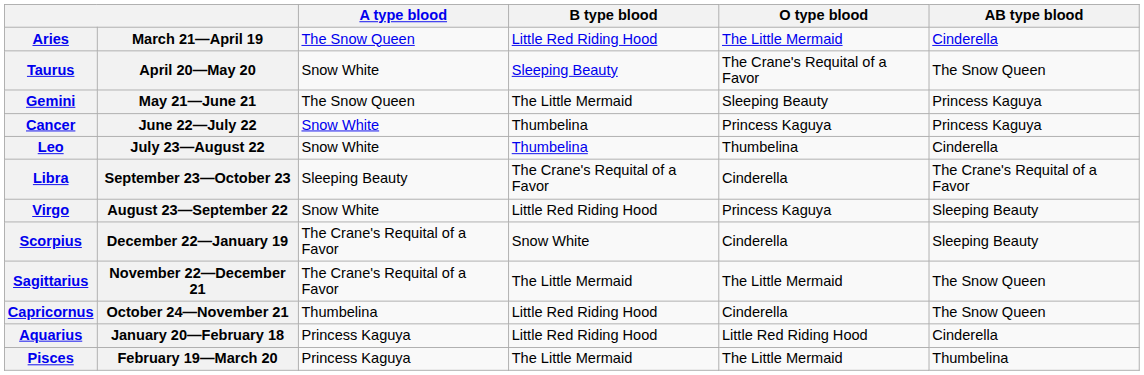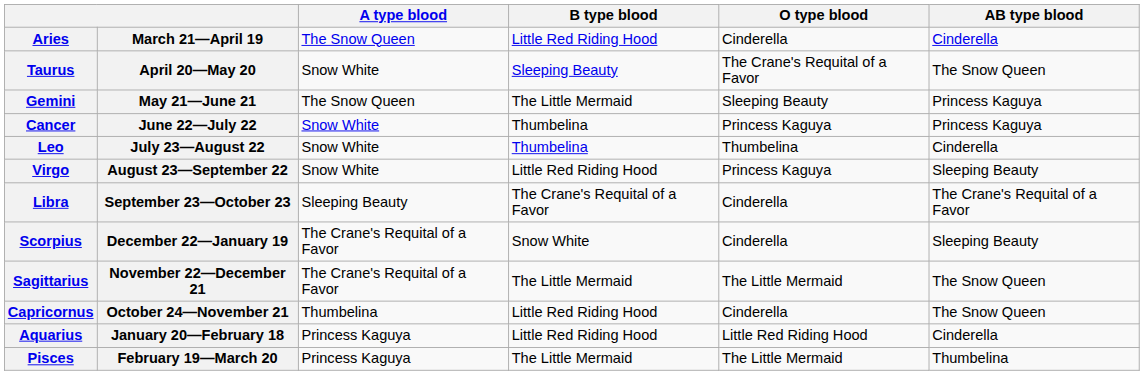(782, 39) The Little Mermaid -> (755, 39) Cinderella
rows swapped: (51, 210) <-> (51, 179)
